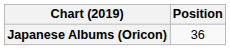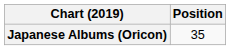(198, 34) 36 -> (198, 34) 35
